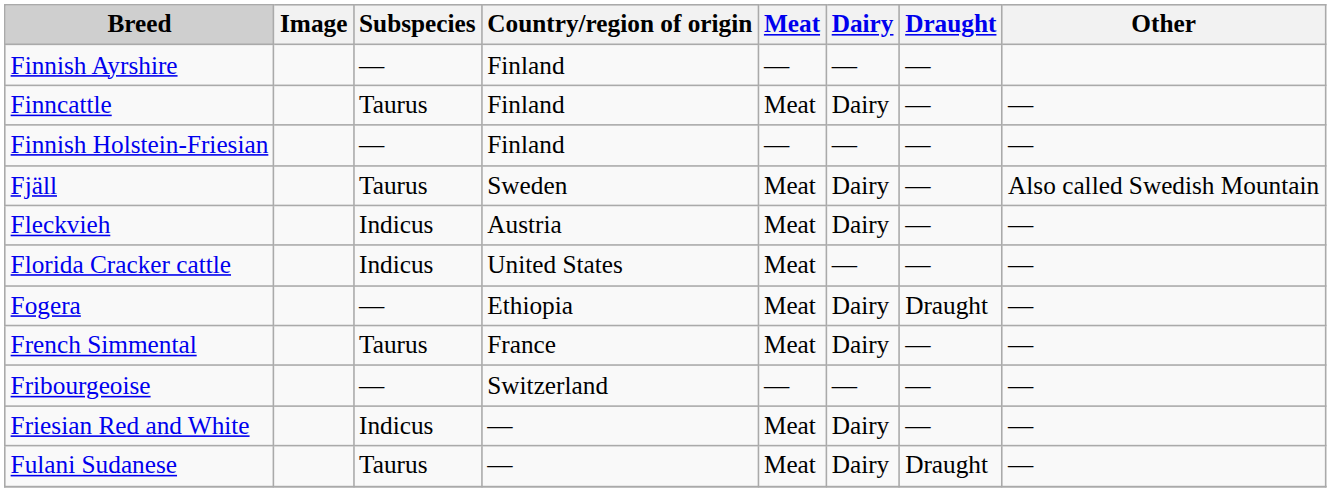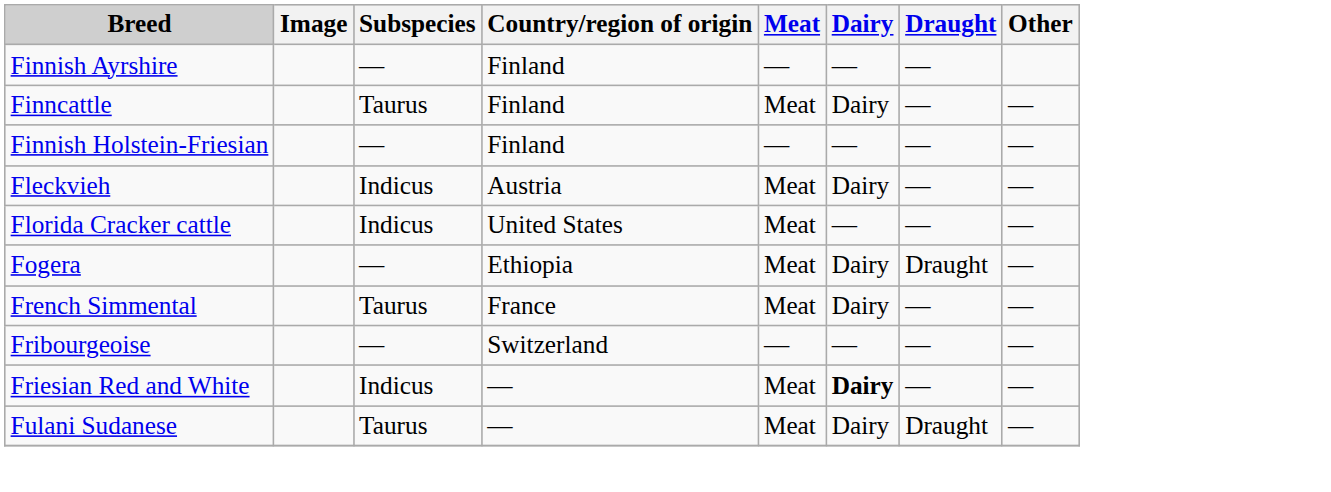- row: (34, 184)
(860, 425) normal -> (863, 385) bold
